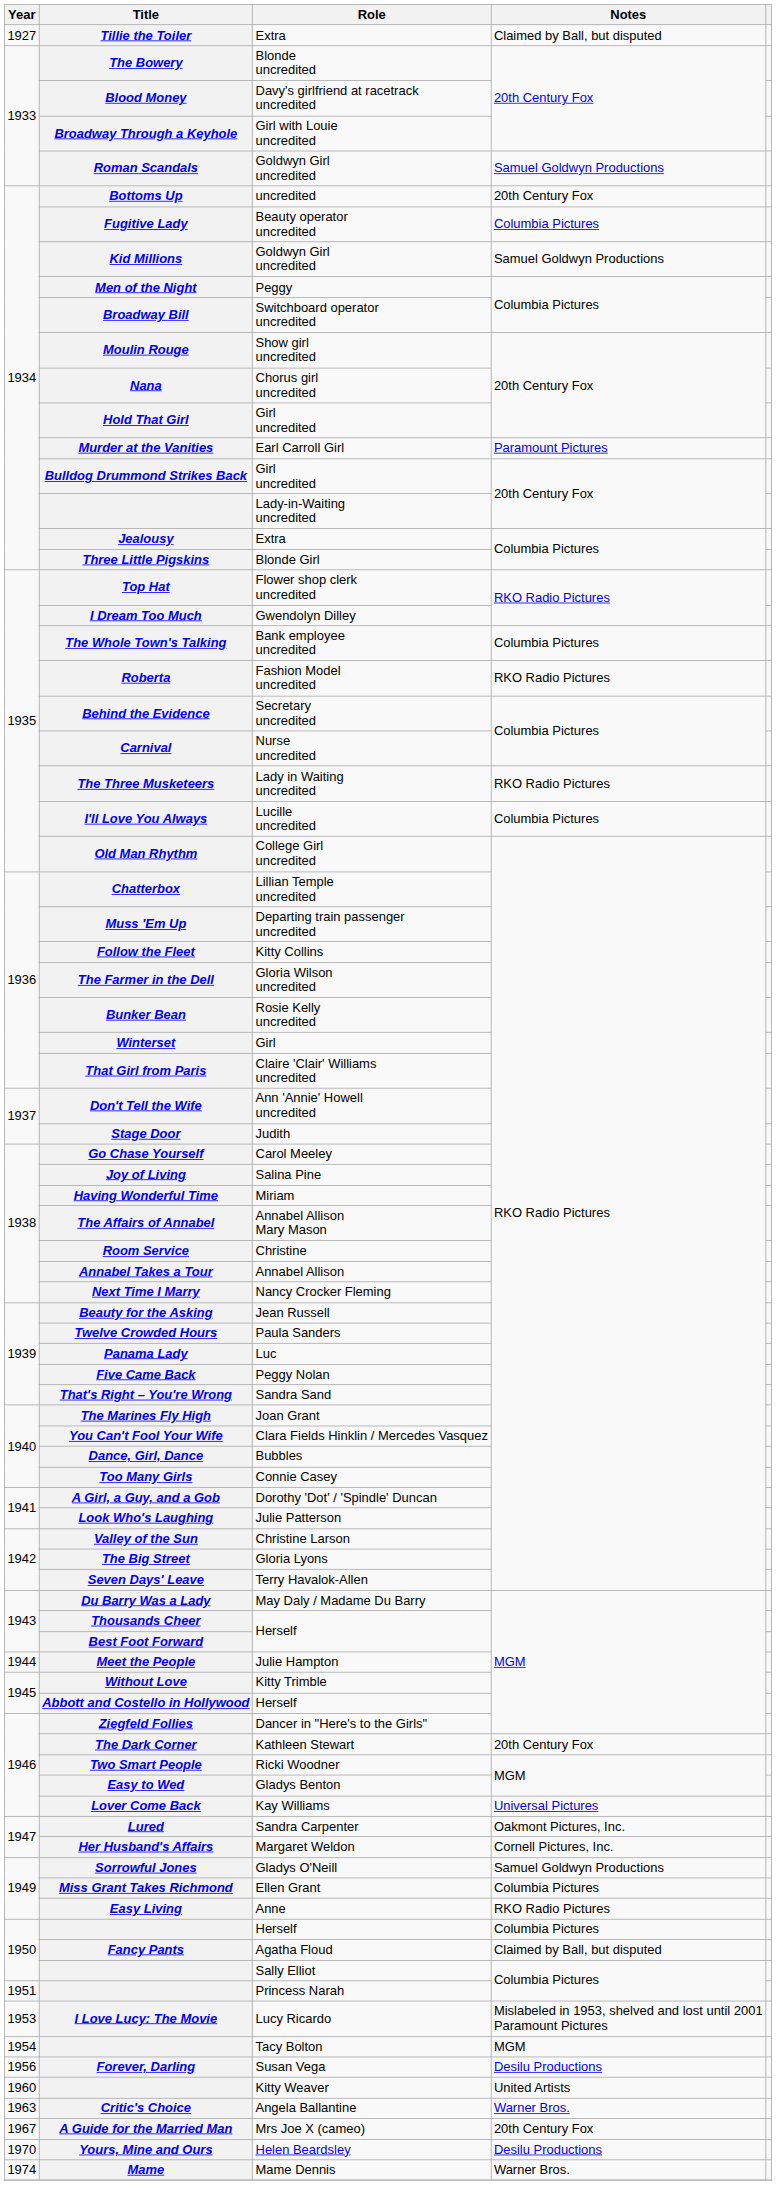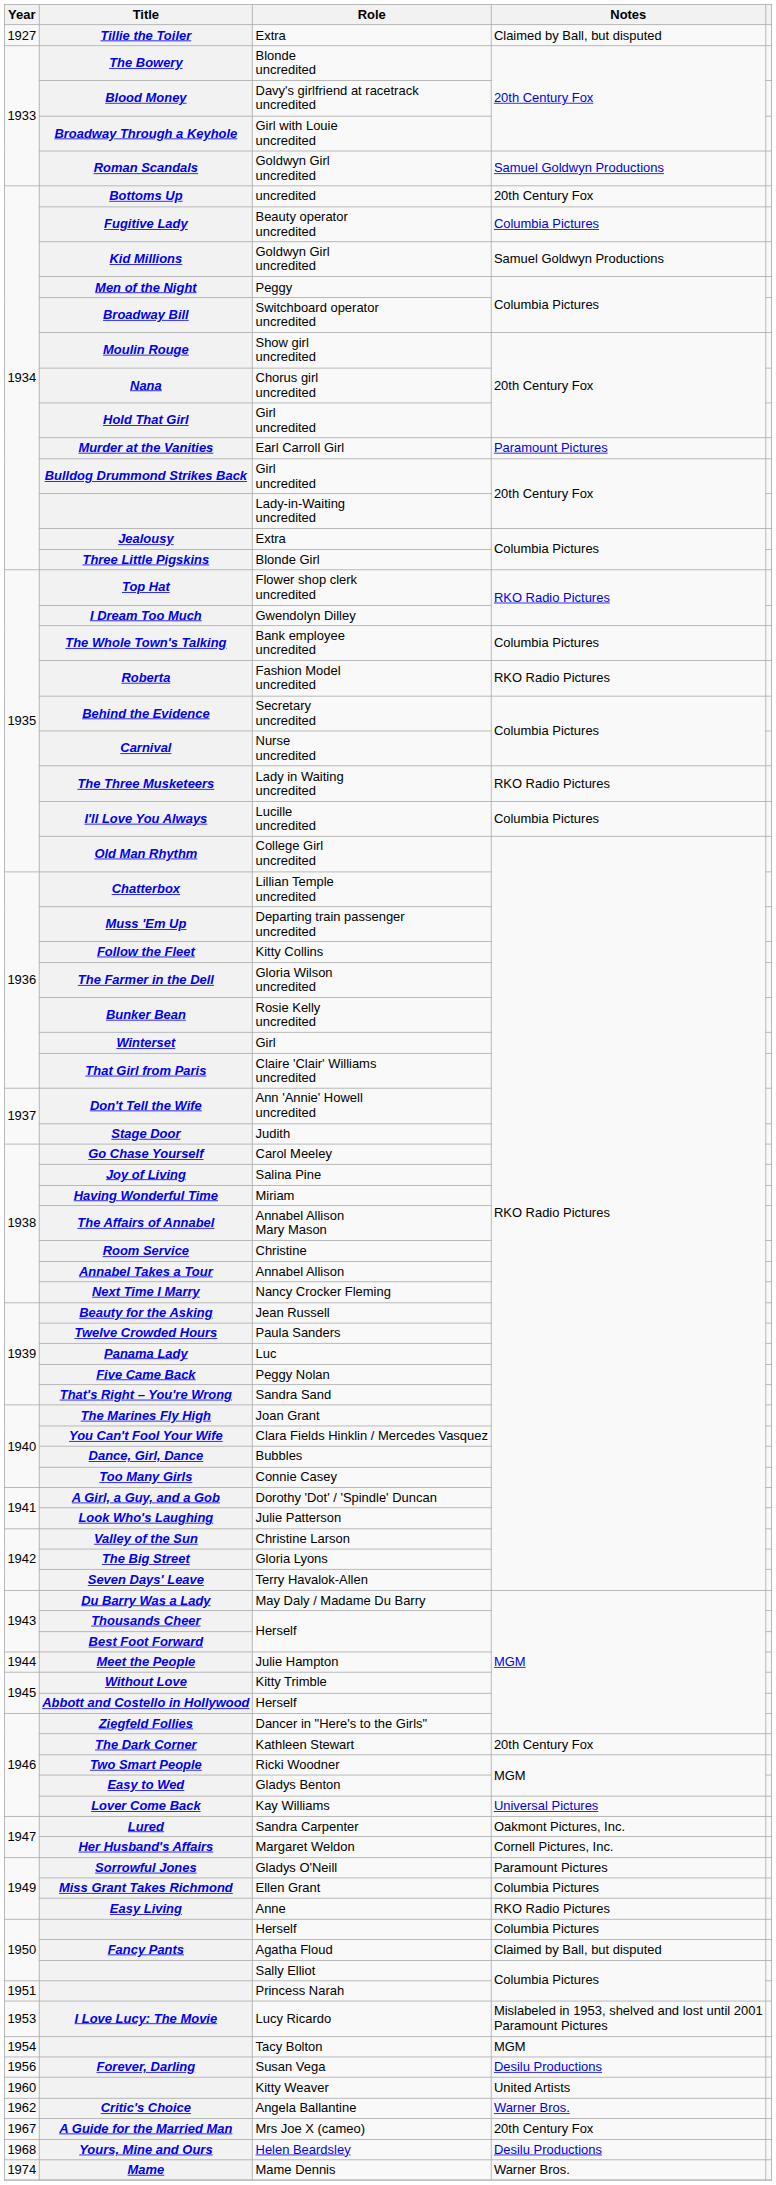(579, 1867) Samuel Goldwyn Productions -> (551, 1867) Paramount Pictures
(22, 2108) 1963 -> (22, 2108) 1962
(22, 2149) 1970 -> (22, 2149) 1968
